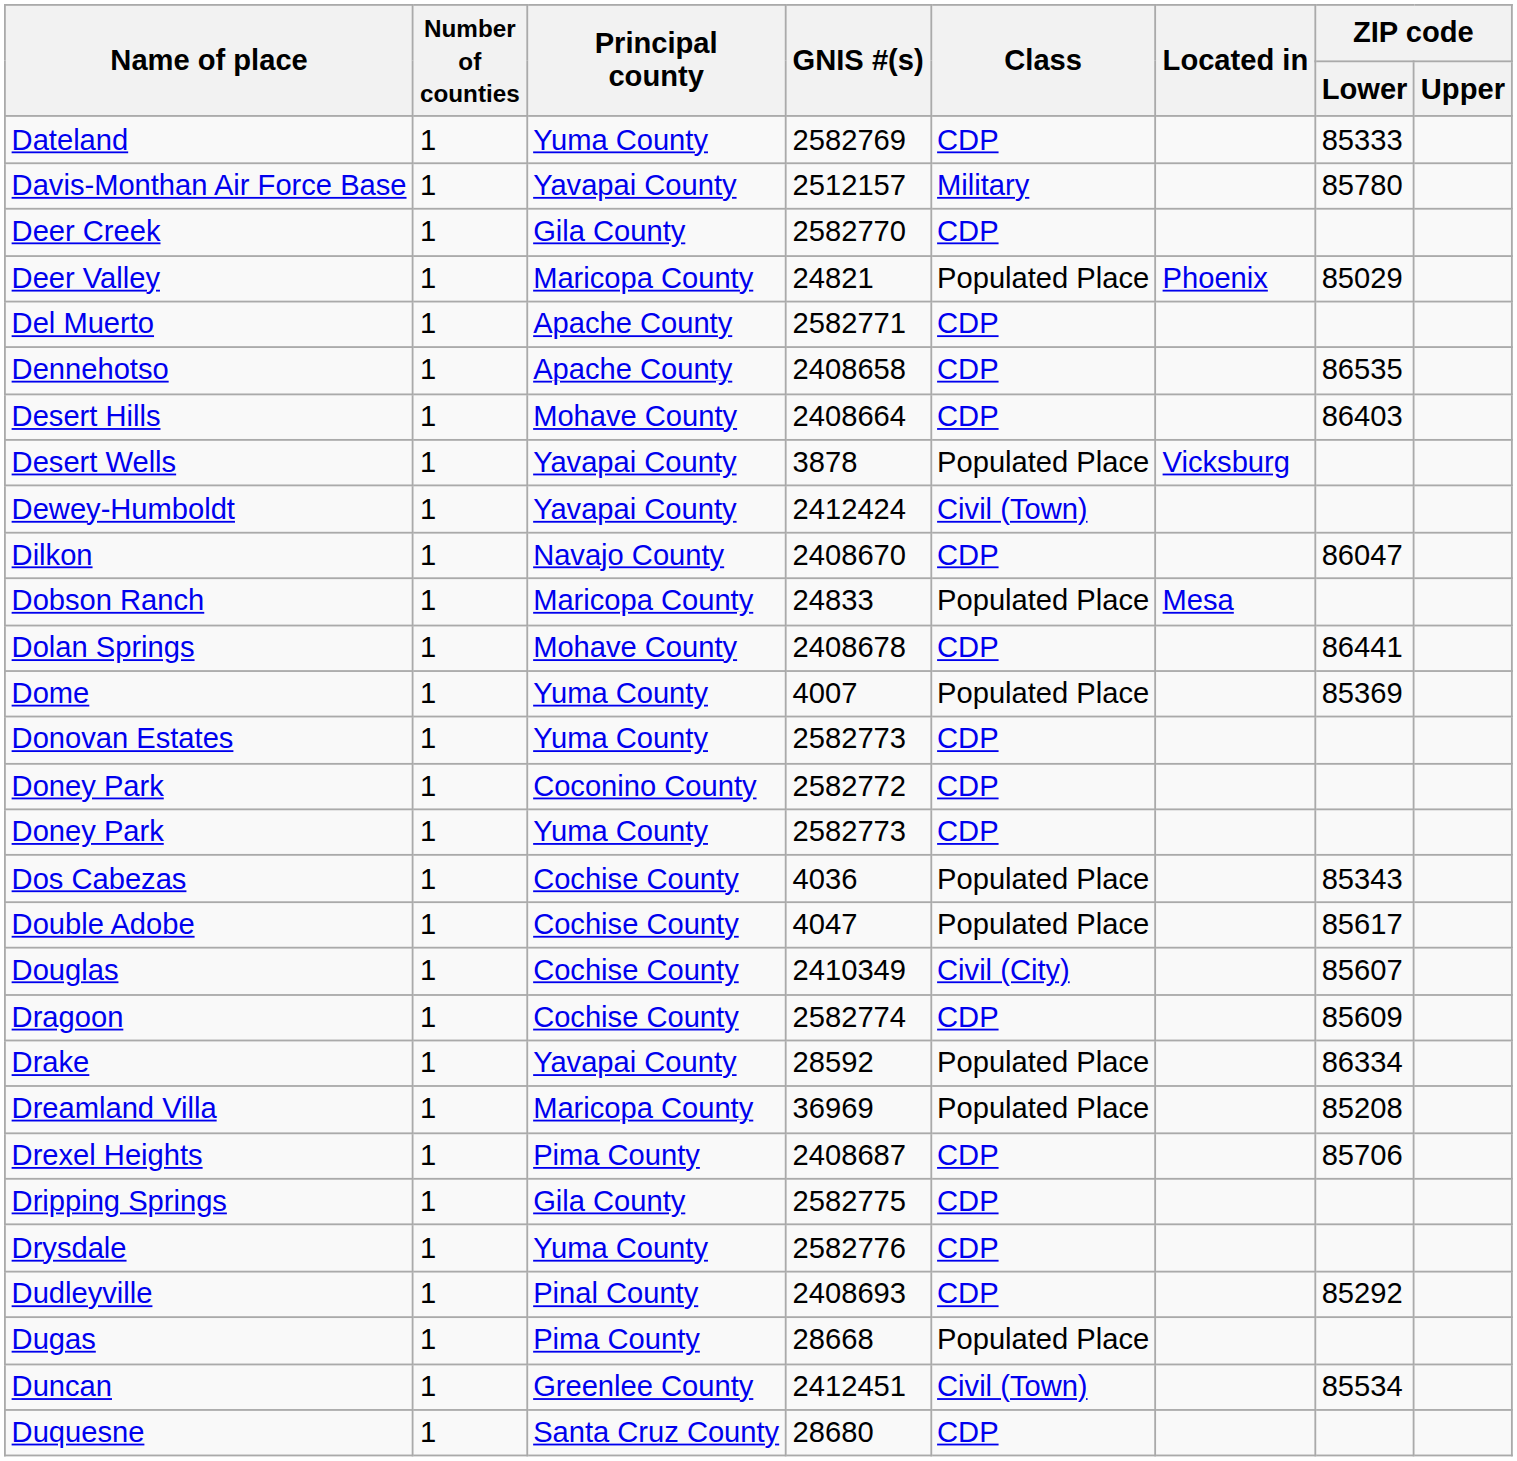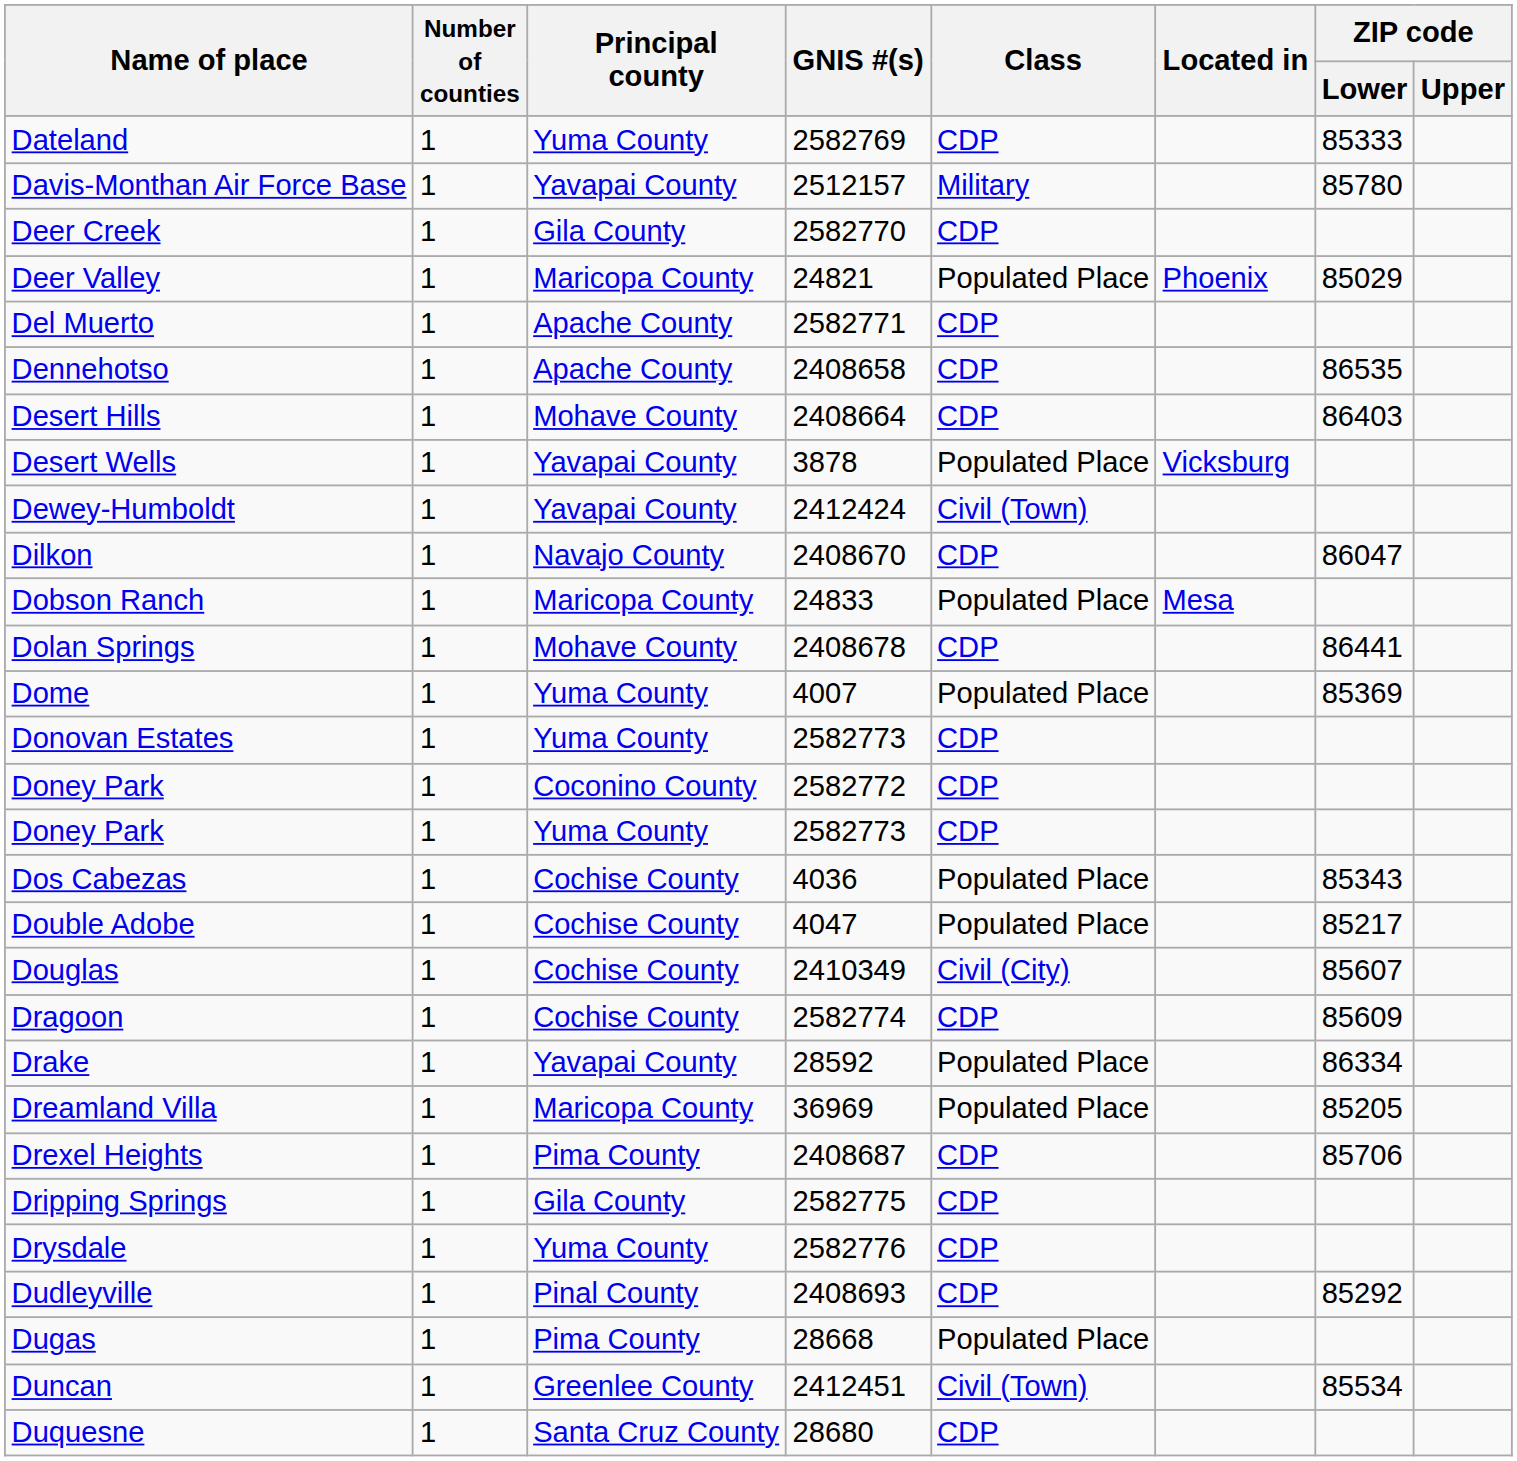(1362, 924) 85617 -> (1362, 924) 85217
(1362, 1109) 85208 -> (1362, 1109) 85205
